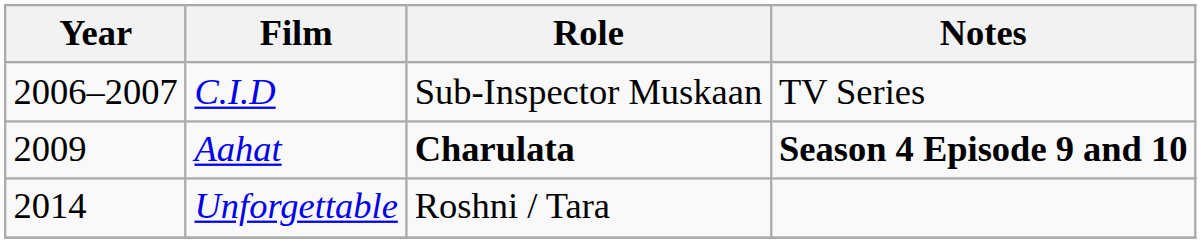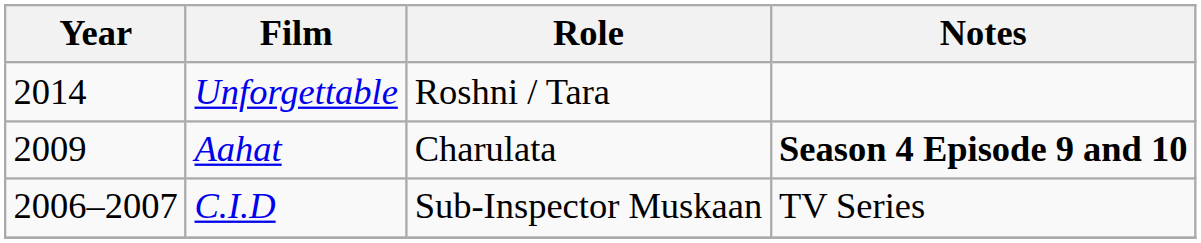rows swapped: (235, 91) <-> (296, 206)
(495, 149) bold -> (486, 149) normal
